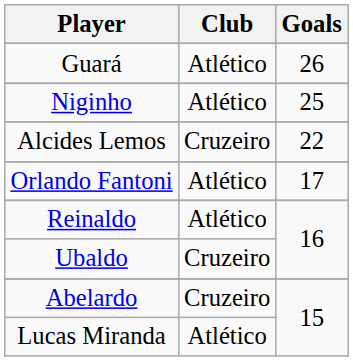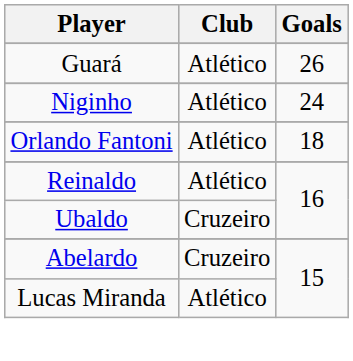(312, 102) 25 -> (312, 102) 24
- row: (92, 141)
(312, 180) 17 -> (312, 141) 18
